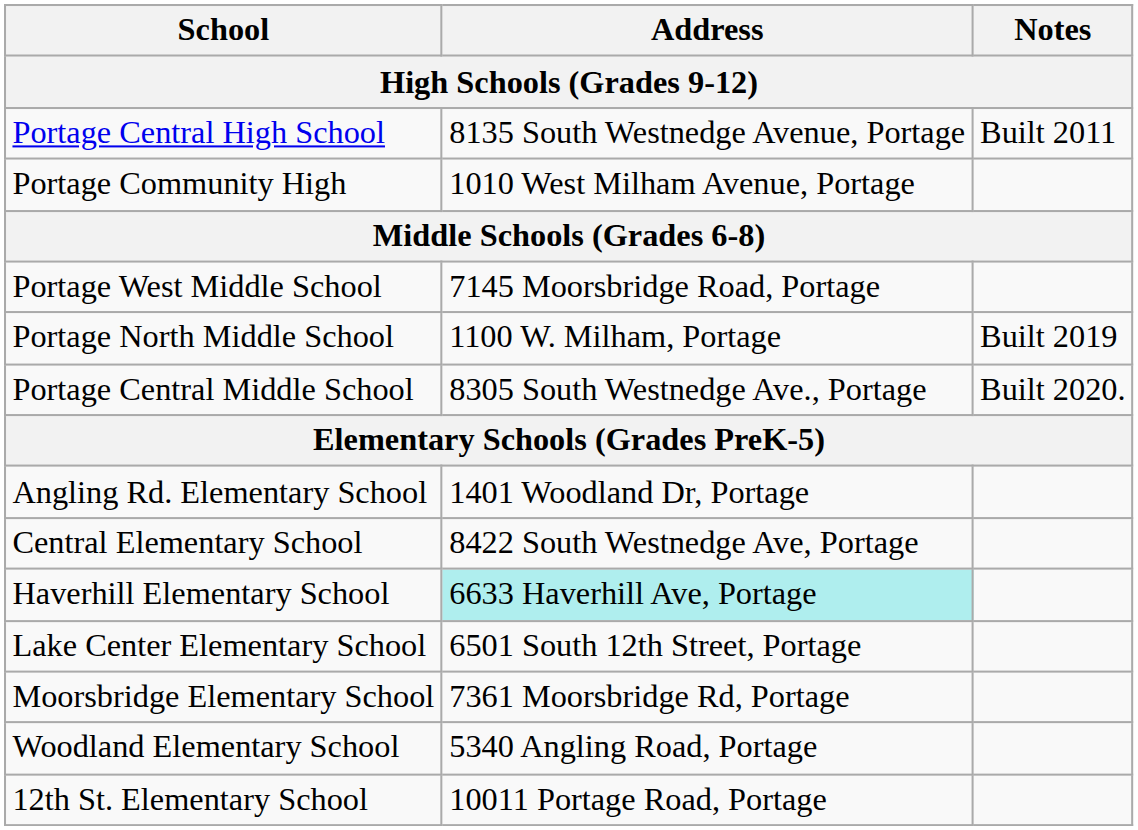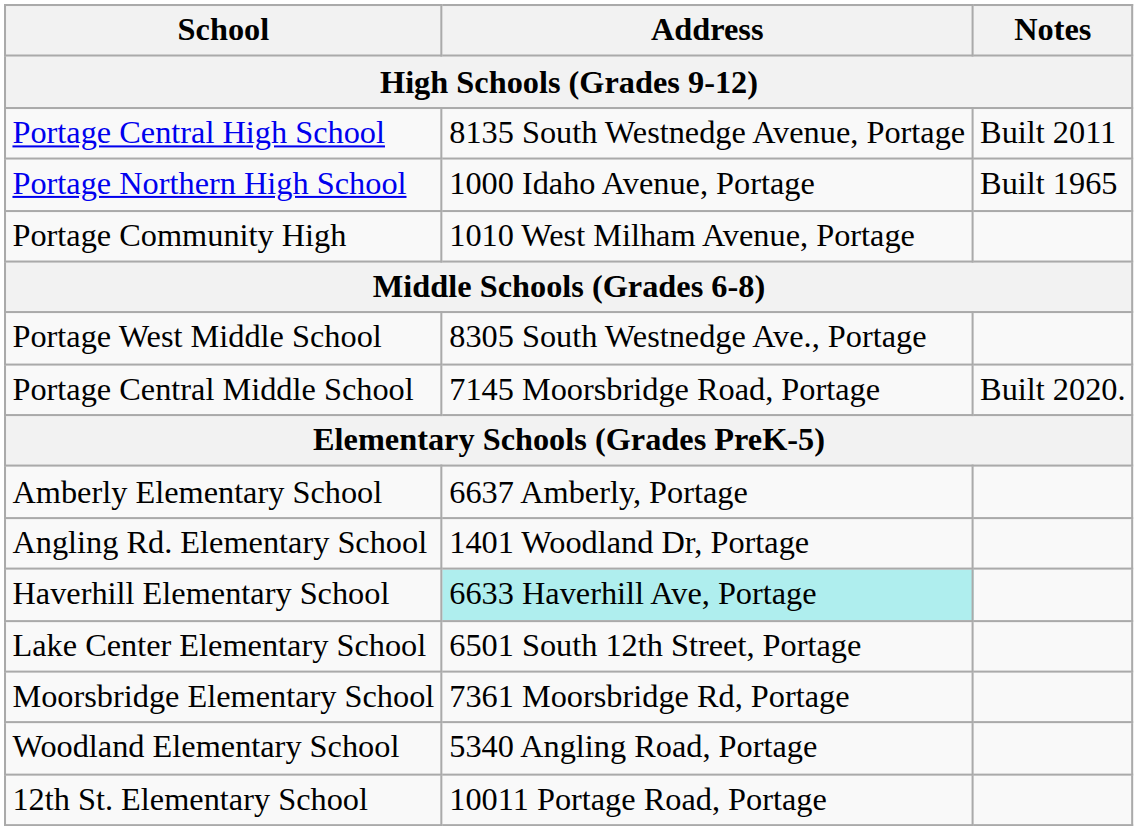+ row: (209, 183)
(665, 286) 7145 Moorsbridge Road, Portage -> (688, 337) 8305 South Westnedge Ave., Portage
- row: (203, 337)
(688, 388) 8305 South Westnedge Ave., Portage -> (665, 388) 7145 Moorsbridge Road, Portage
+ row: (197, 491)
- row: (187, 542)
